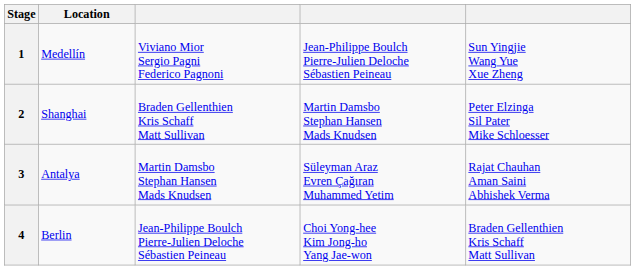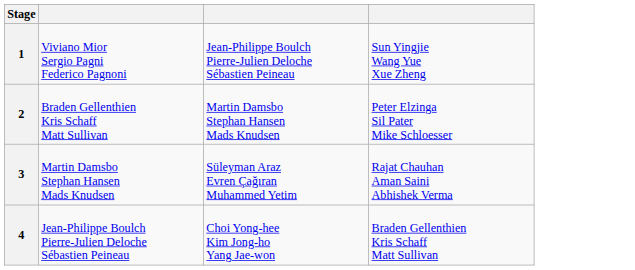- column: (87, 14)
